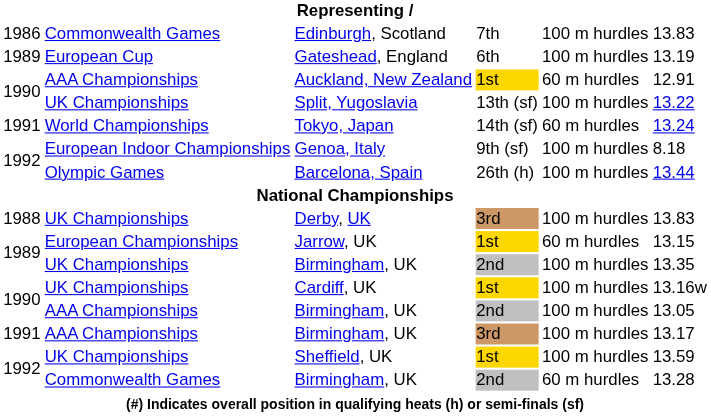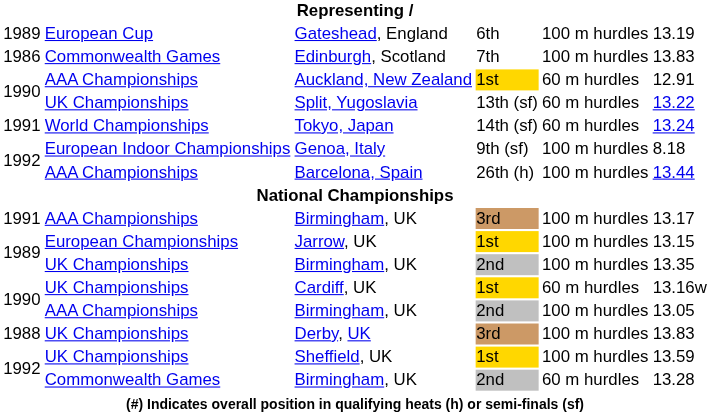rows swapped: (22, 33) <-> (22, 56)
(595, 102) 100 m hurdles -> (591, 102) 60 m hurdles
(104, 172) Olympic Games -> (121, 172) AAA Championships
rows swapped: (22, 218) <-> (22, 333)
(591, 241) 60 m hurdles -> (595, 241) 100 m hurdles
(595, 287) 100 m hurdles -> (591, 287) 60 m hurdles
